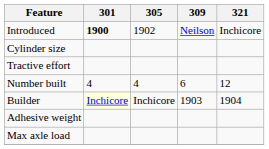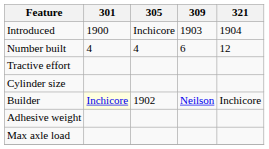(98, 30) bold -> (98, 30) normal
(144, 30) 1902 -> (154, 30) Inchicore
(197, 30) Neilson -> (191, 30) 1903
(240, 30) Inchicore -> (231, 30) 1904
rows swapped: (36, 83) <-> (36, 48)
(154, 100) Inchicore -> (144, 100) 1902
(191, 100) 1903 -> (197, 100) Neilson
(231, 100) 1904 -> (240, 100) Inchicore
